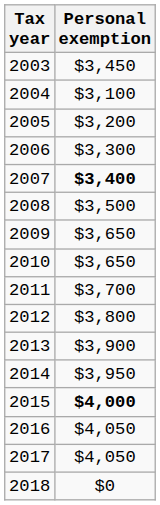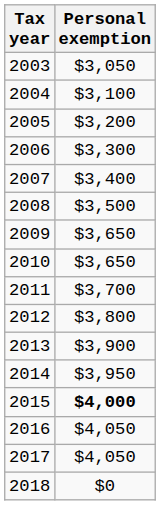(105, 67) $3,450 -> (105, 67) $3,050
(105, 178) bold -> (105, 178) normal
